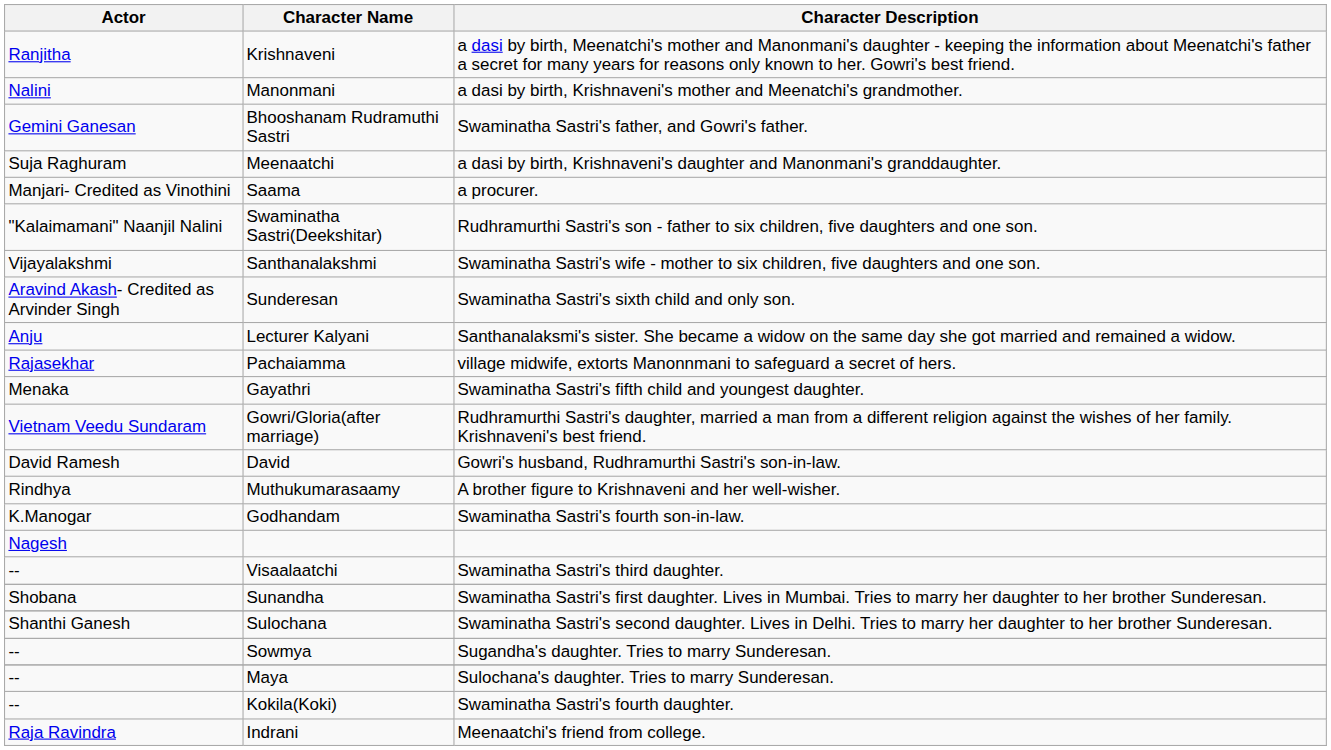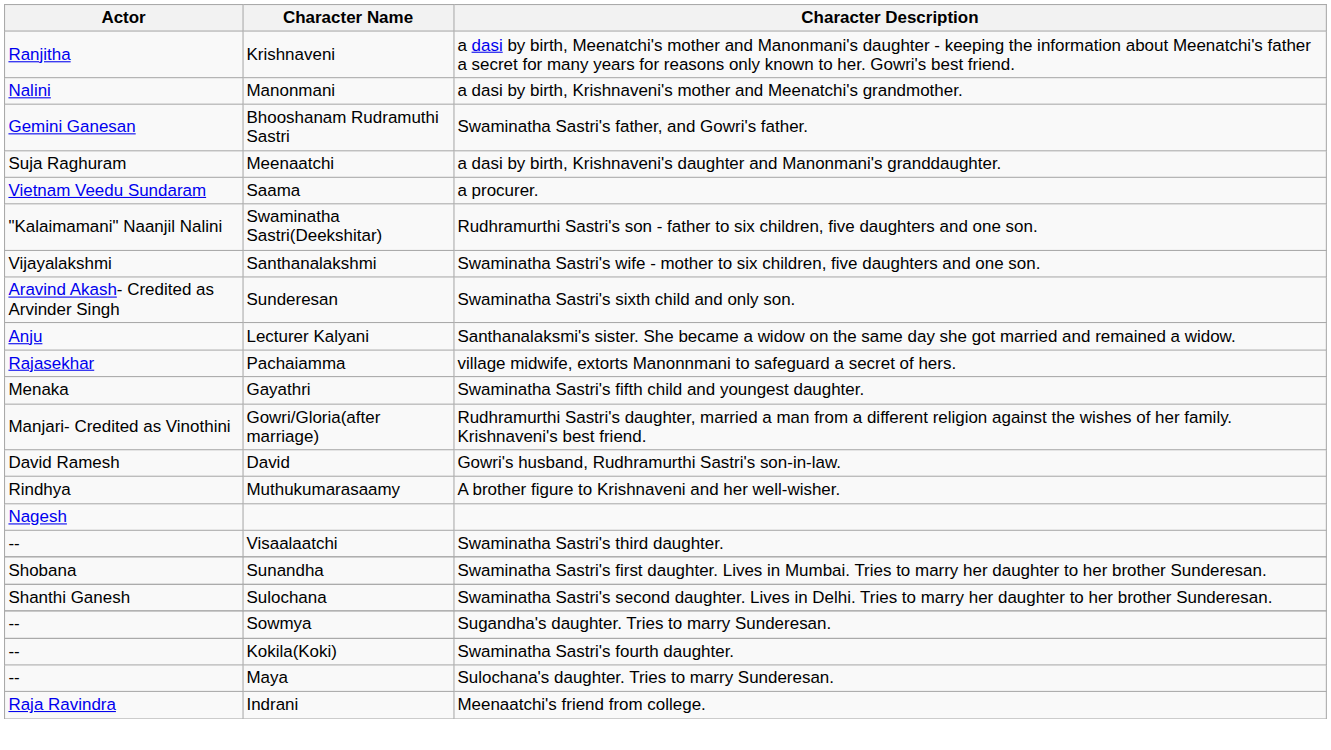(120, 190) Manjari- Credited as Vinothini -> (107, 190) Vietnam Veedu Sundaram
(107, 426) Vietnam Veedu Sundaram -> (120, 426) Manjari- Credited as Vinothini
- row: (293, 516)
rows swapped: (267, 678) <-> (292, 705)
